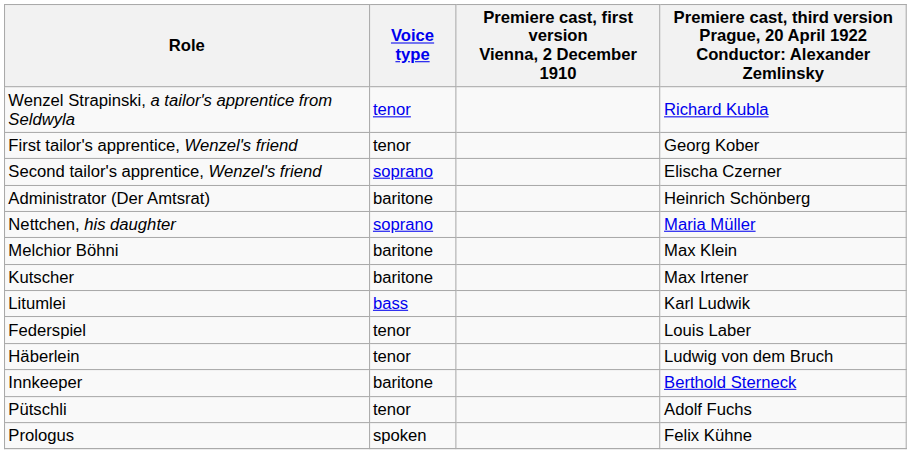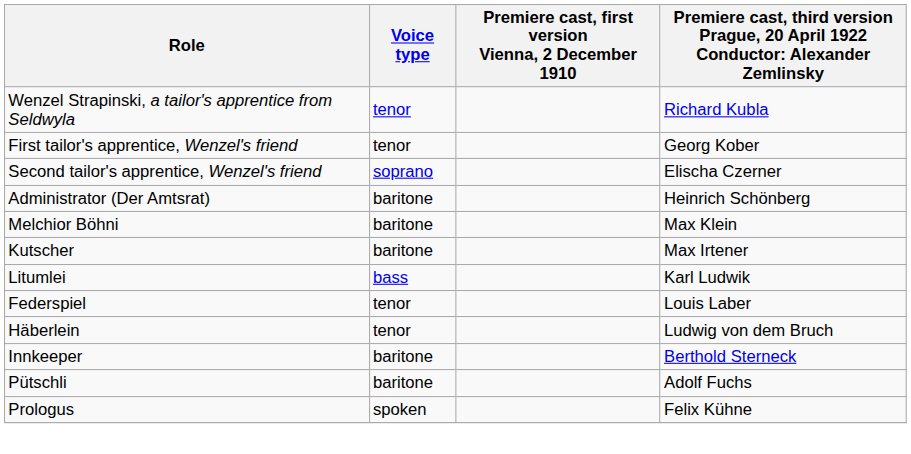- row: (92, 224)
(392, 409) tenor -> (403, 382) baritone
